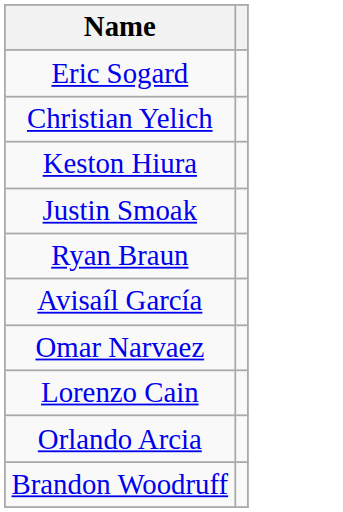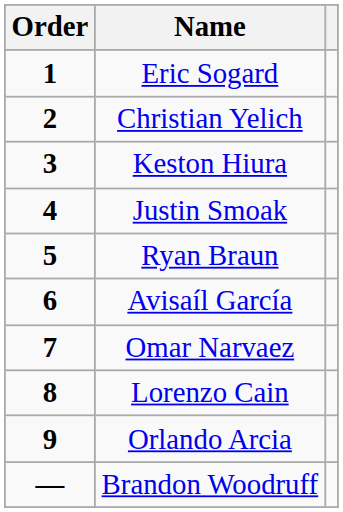+ column: (50, 27)
